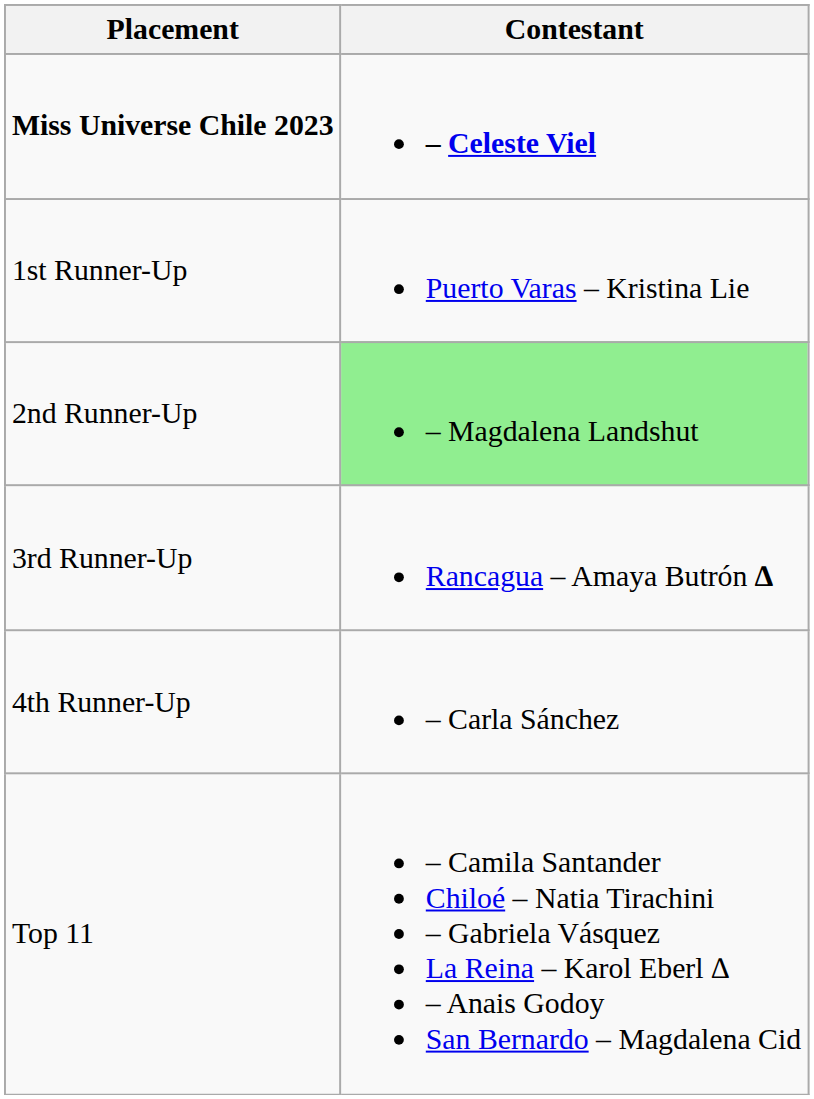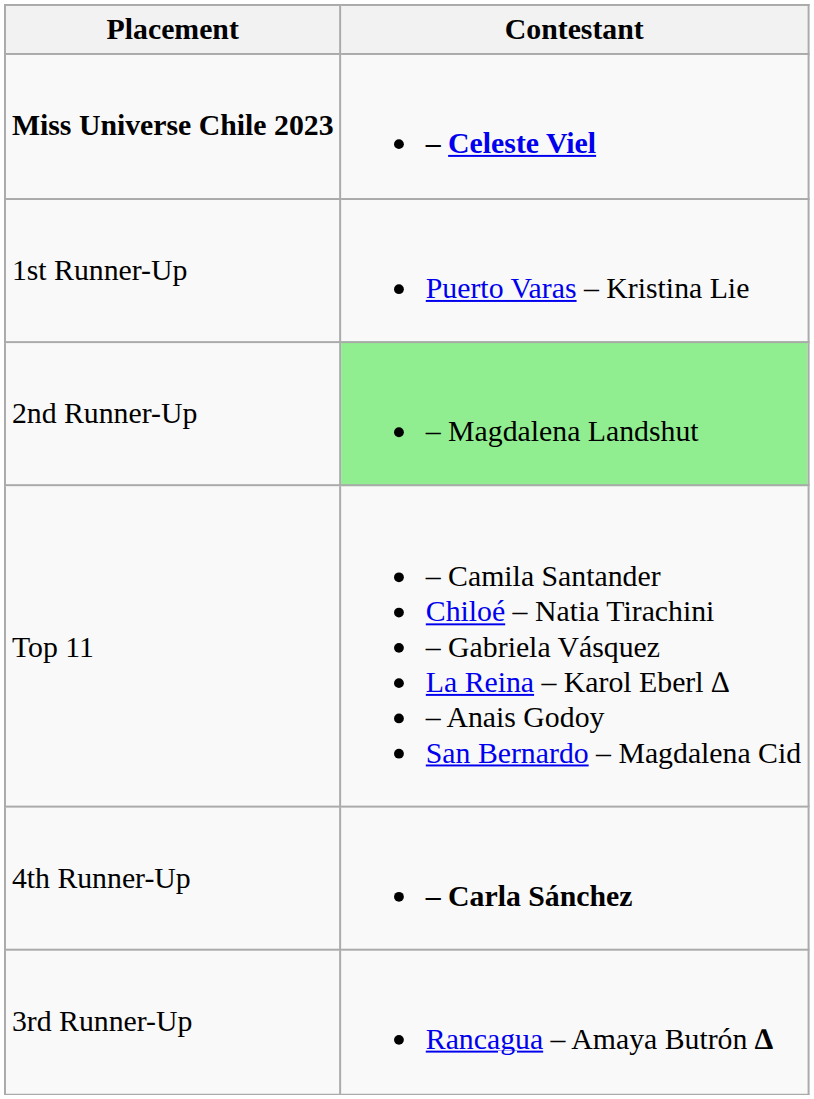rows swapped: (102, 557) <-> (53, 933)
(574, 720) normal -> (574, 896) bold
